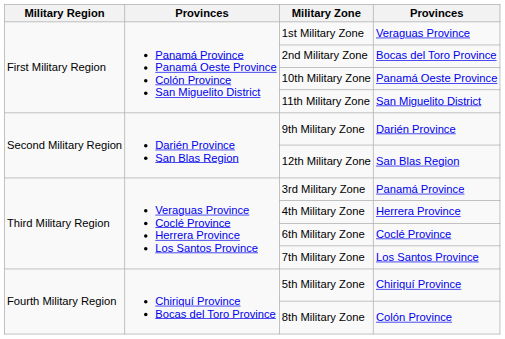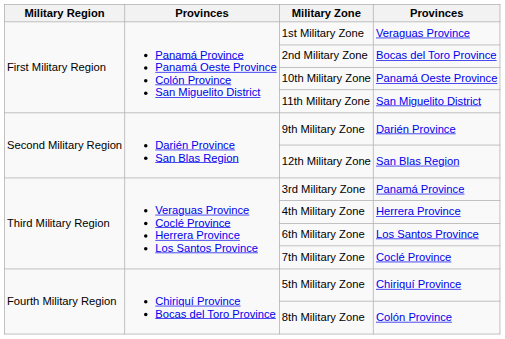(414, 234) Coclé Province -> (427, 234) Los Santos Province
(427, 257) Los Santos Province -> (414, 257) Coclé Province
